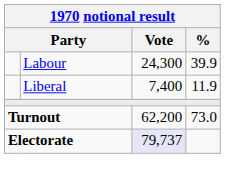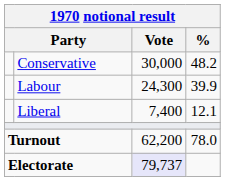+ row: (57, 63)
(204, 87) 11.9 -> (204, 110) 12.1
(204, 117) 73.0 -> (204, 141) 78.0
